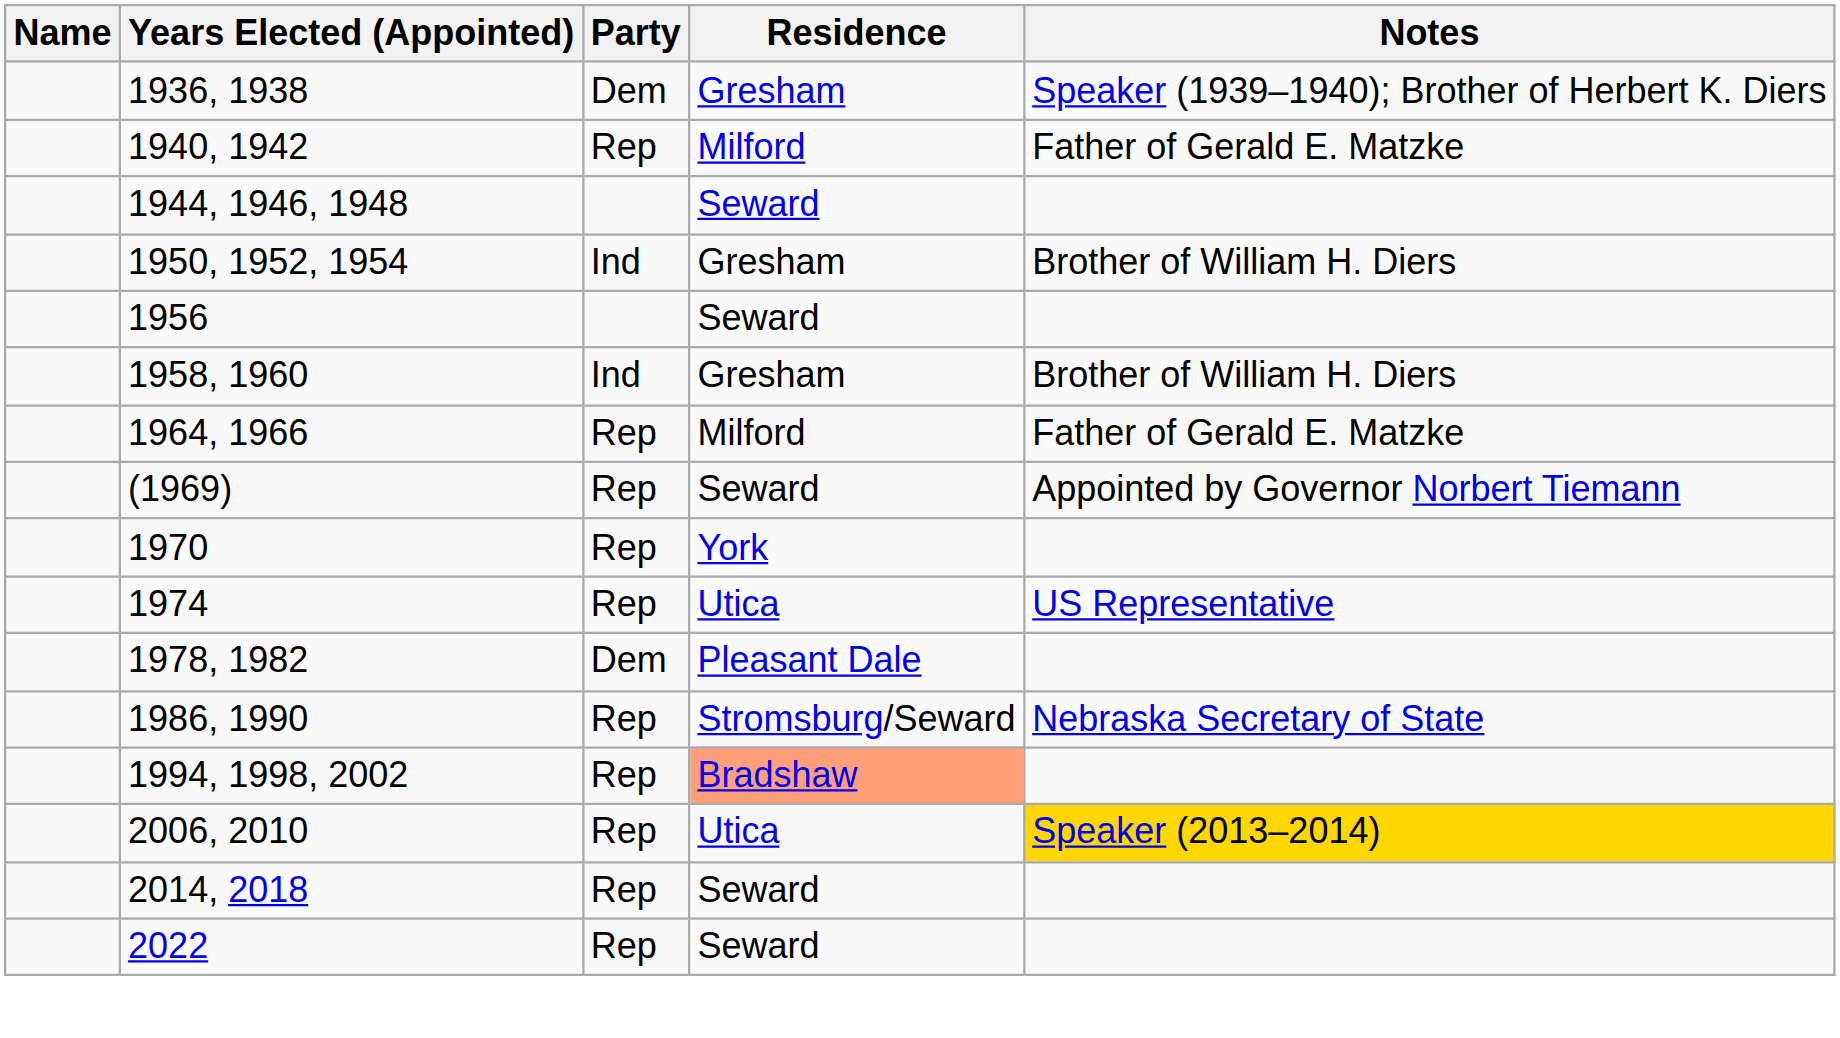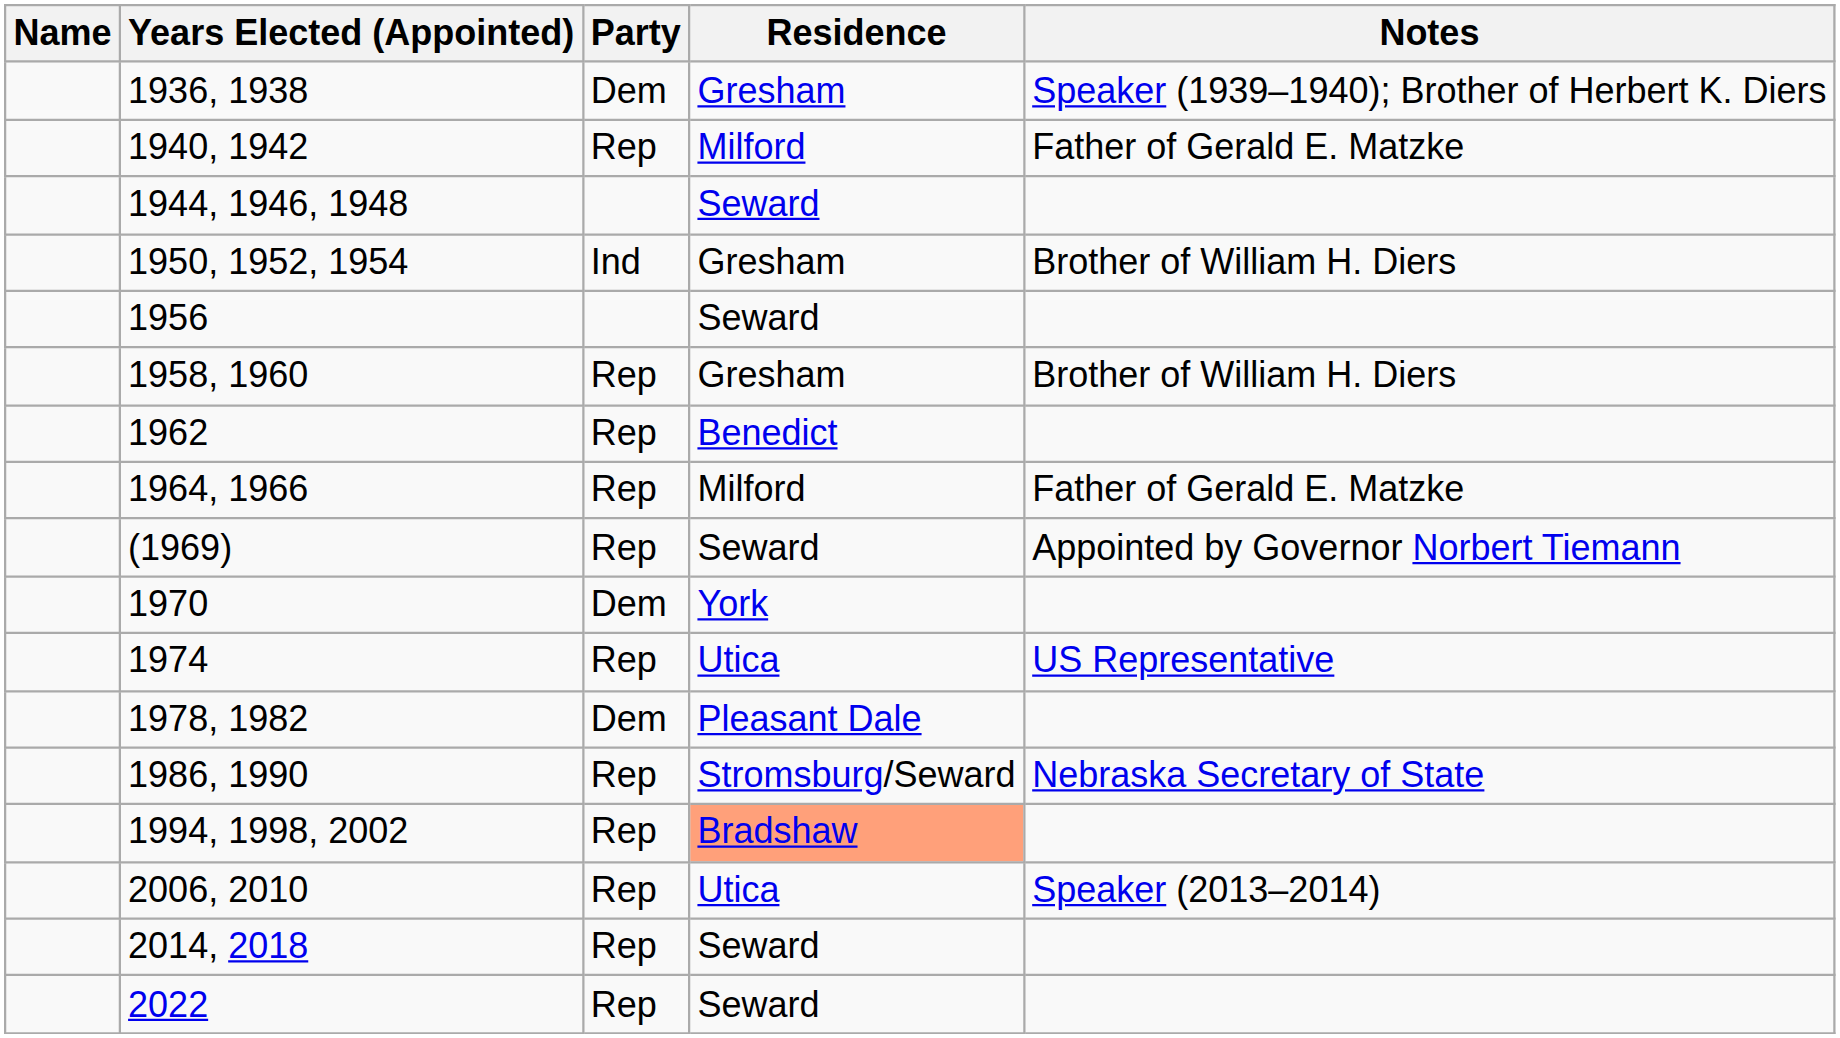(616, 375) Ind -> (624, 375) Rep
+ row: (168, 432)
(624, 546) Rep -> (629, 603) Dem
(1206, 832) gold background -> (1206, 889) no background
